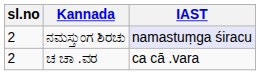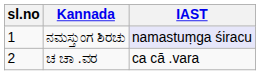(11, 37) 2 -> (11, 37) 1
